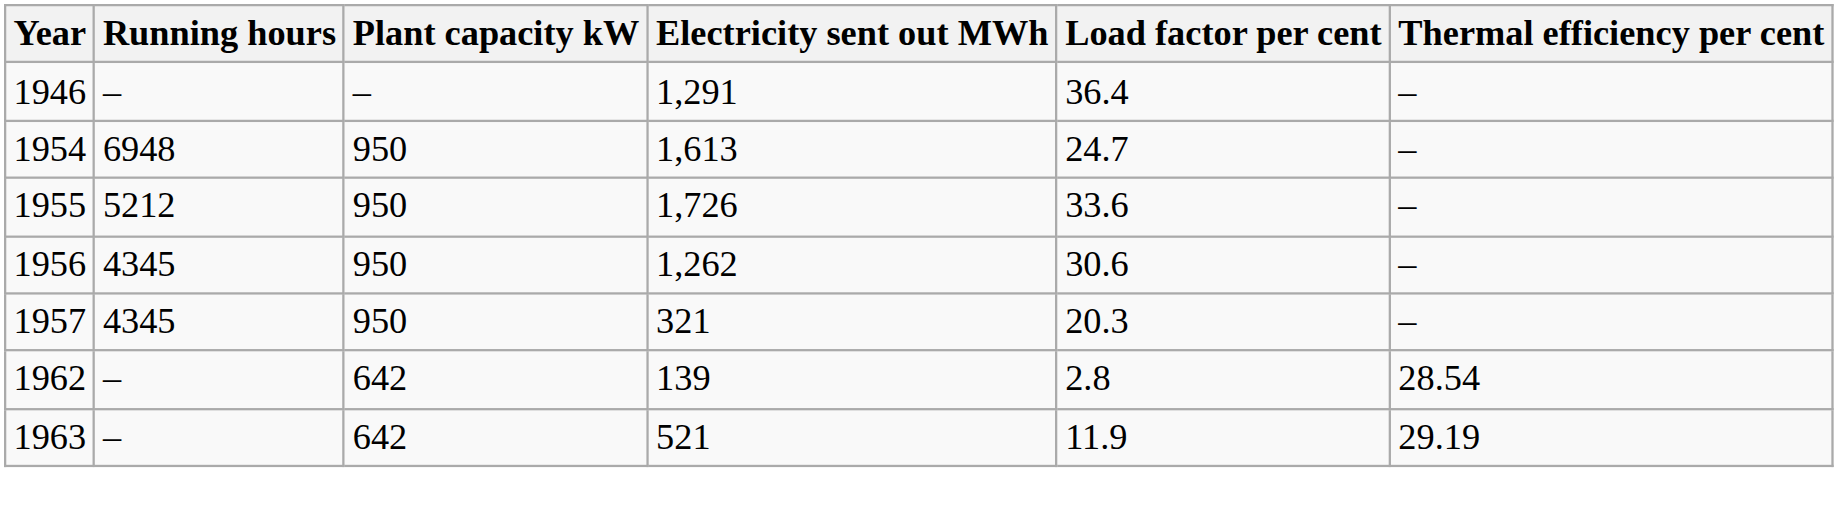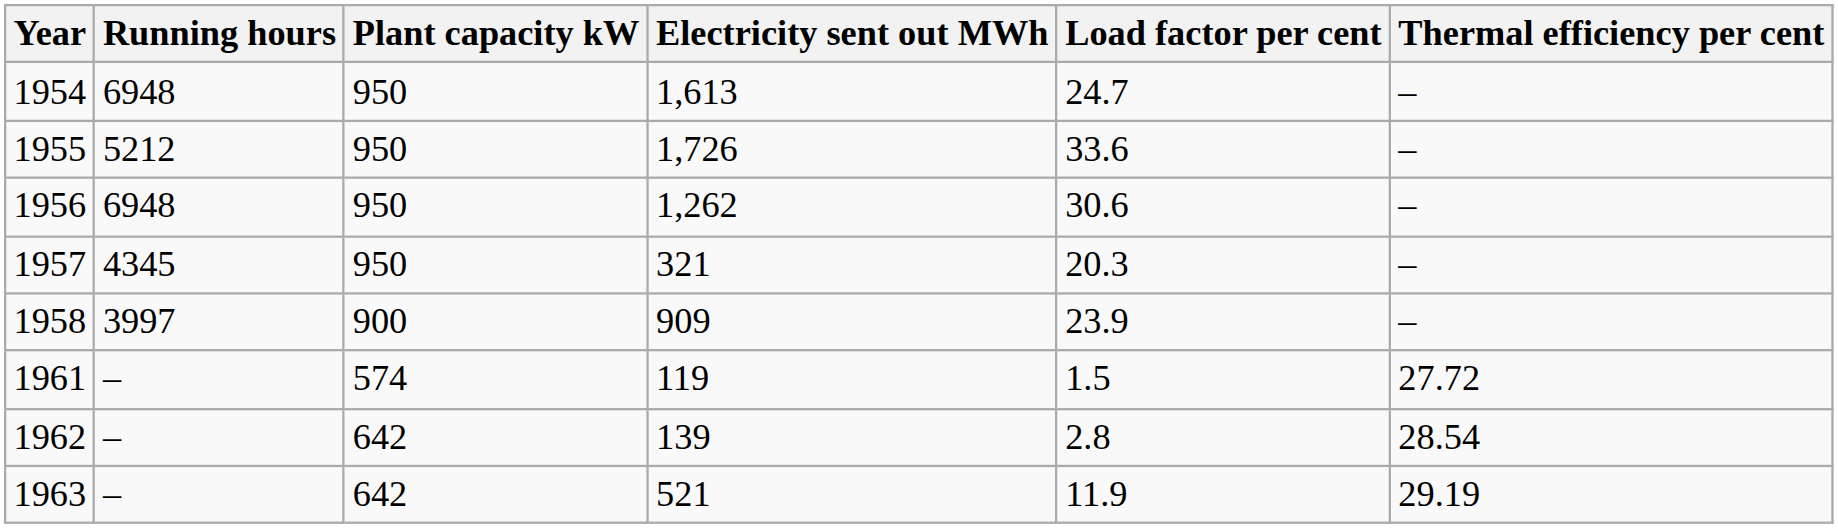- row: (50, 90)
(139, 263) 4345 -> (139, 206) 6948
+ row: (50, 321)
+ row: (50, 378)
